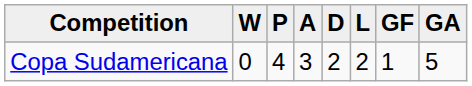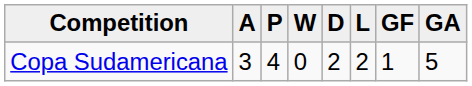columns swapped: (308, 23) <-> (250, 23)
